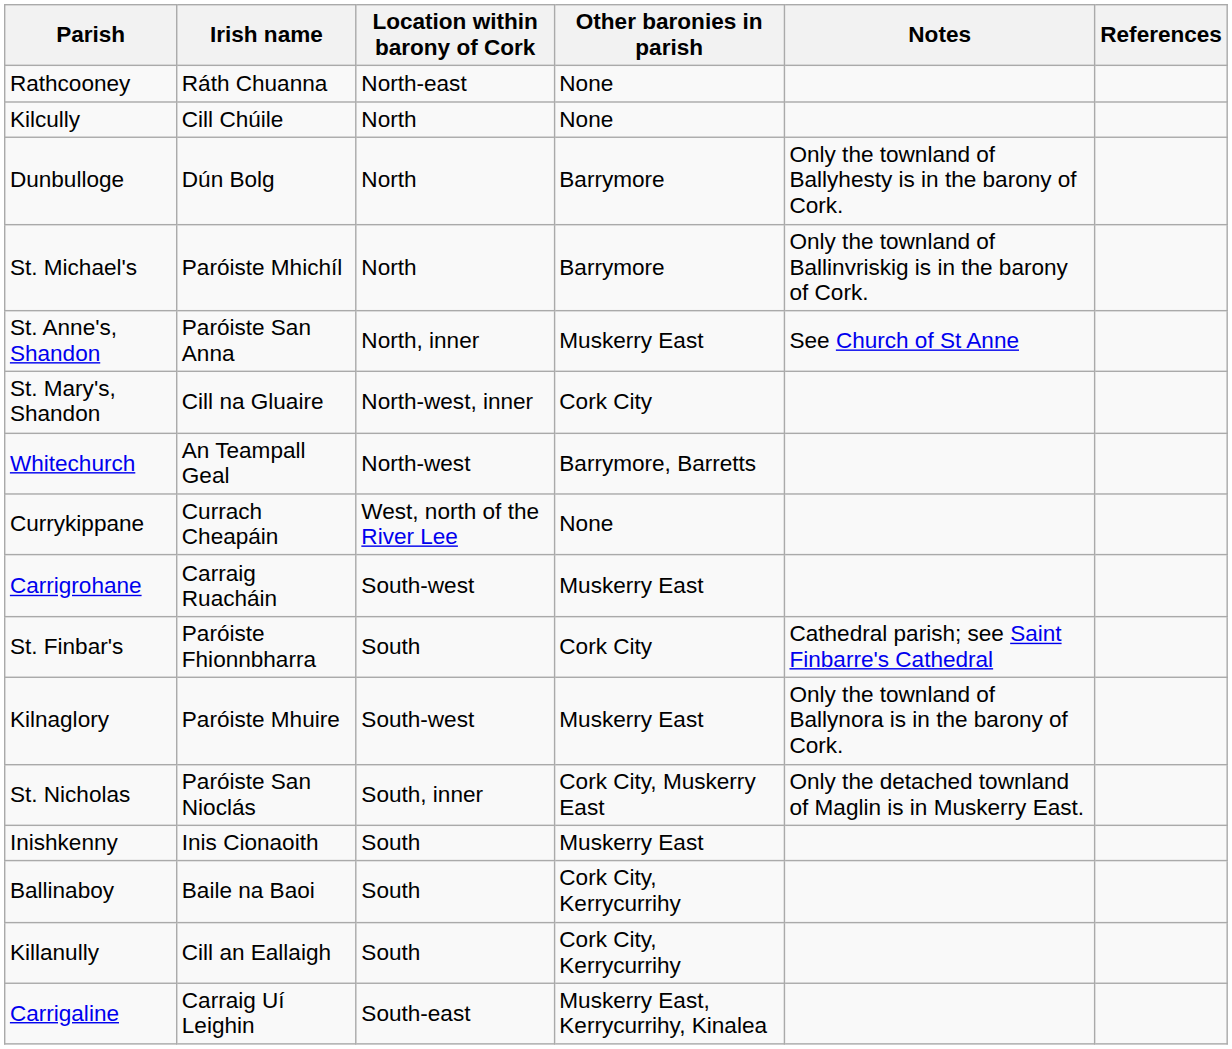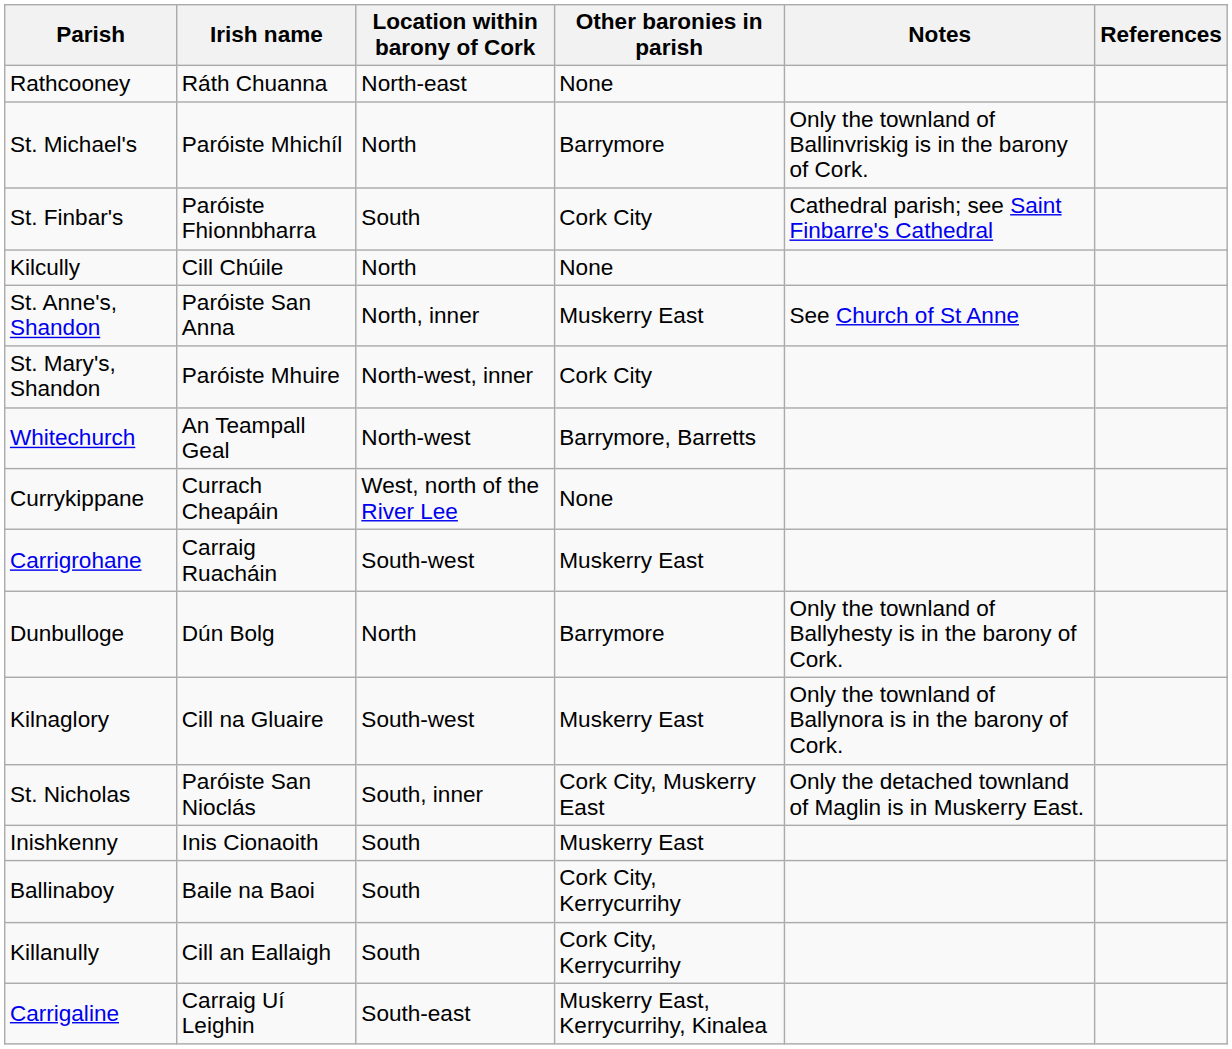rows swapped: (73, 267) <-> (45, 119)
rows swapped: (67, 180) <-> (67, 646)
(253, 402) Cill na Gluaire -> (261, 376) Paróiste Mhuire
(261, 720) Paróiste Mhuire -> (253, 720) Cill na Gluaire
